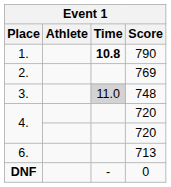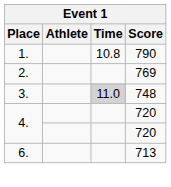(108, 53) bold -> (108, 53) normal
- row: (24, 172)
